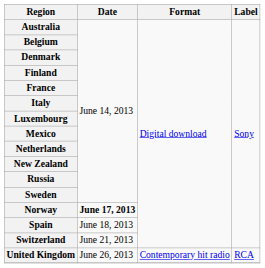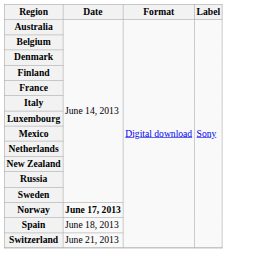- row: (41, 255)
